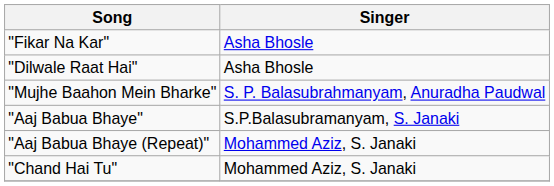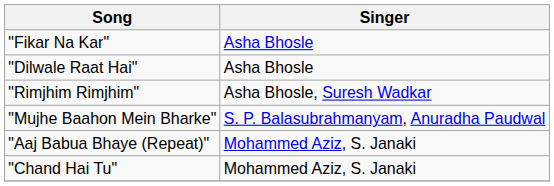+ row: (74, 93)
- row: (76, 118)
